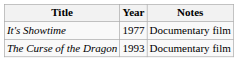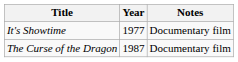(133, 48) 1993 -> (133, 48) 1987
